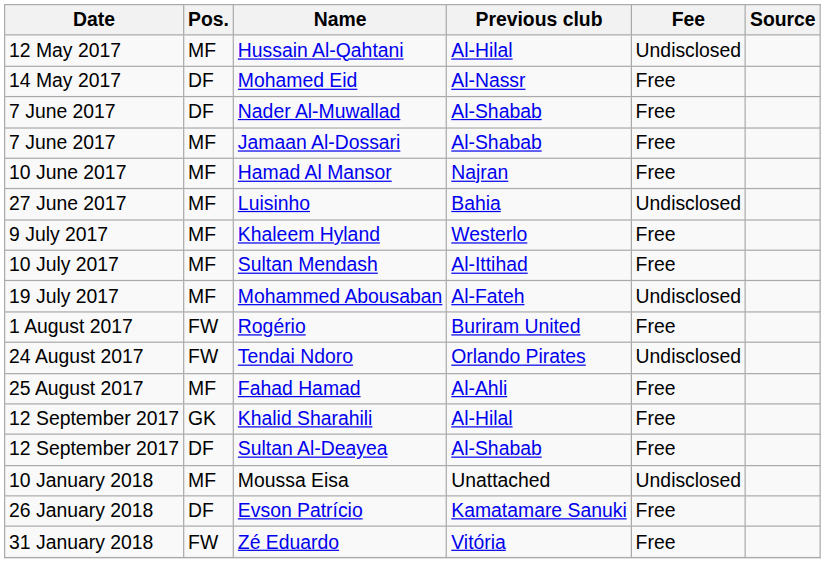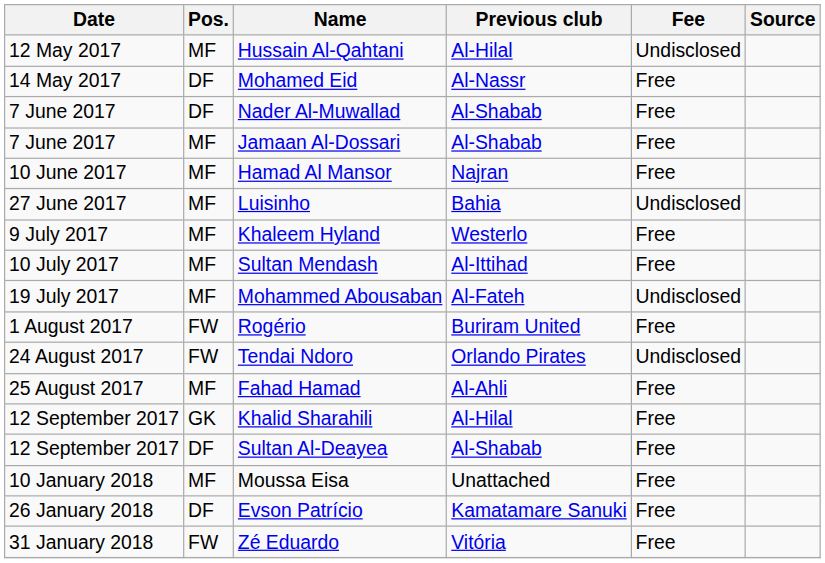(688, 480) Undisclosed -> (656, 480) Free
